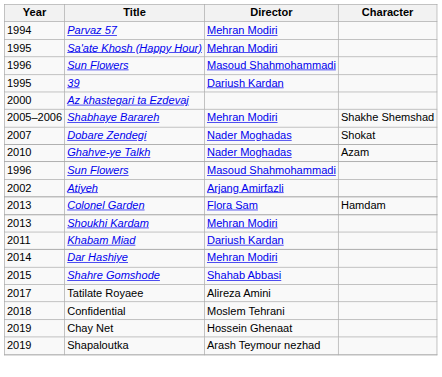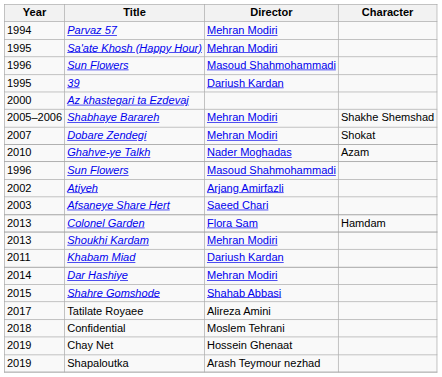(249, 135) Nader Moghadas -> (242, 135) Mehran Modiri
+ row: (19, 205)
